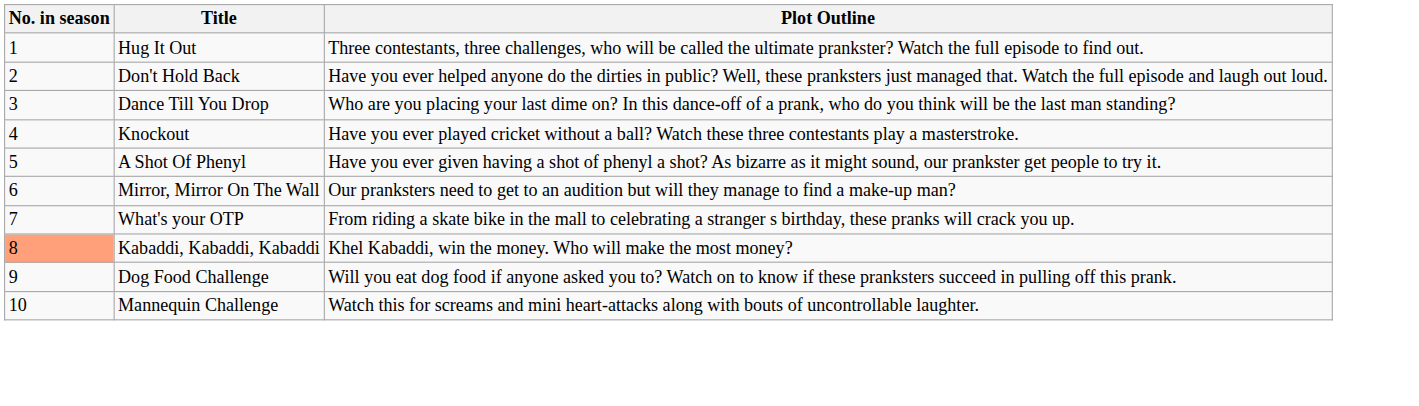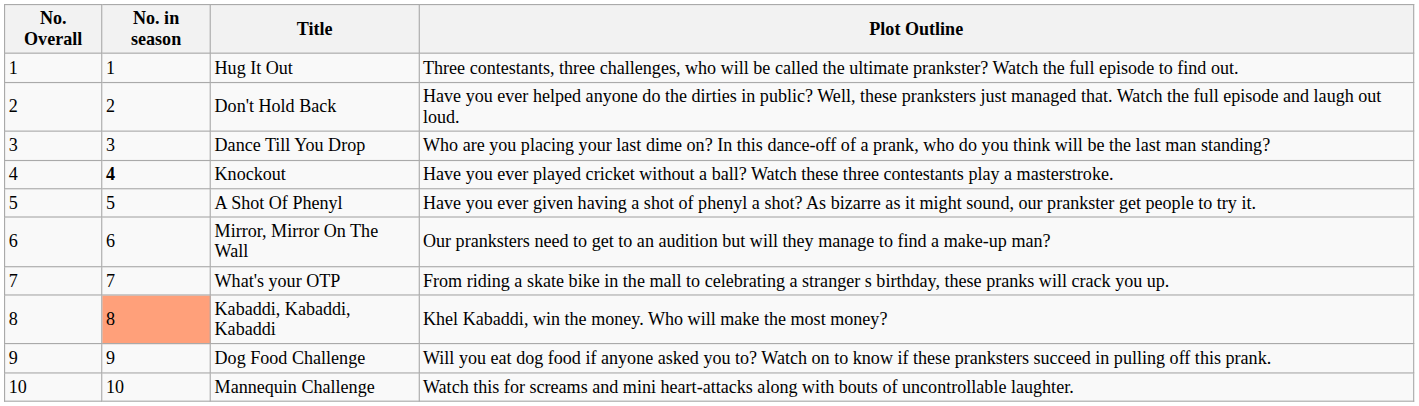+ column: (53, 29)
(13, 133) normal -> (111, 174) bold
